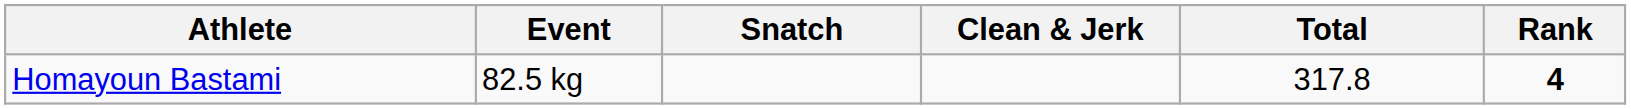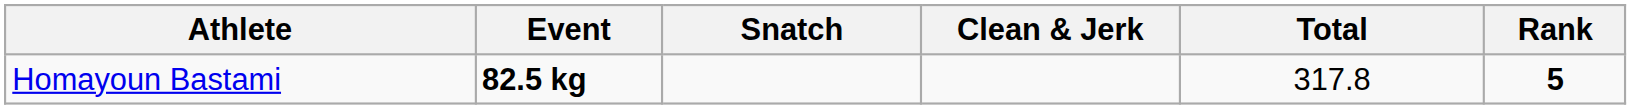(533, 78) normal -> (534, 78) bold
(1555, 78) 4 -> (1555, 78) 5
